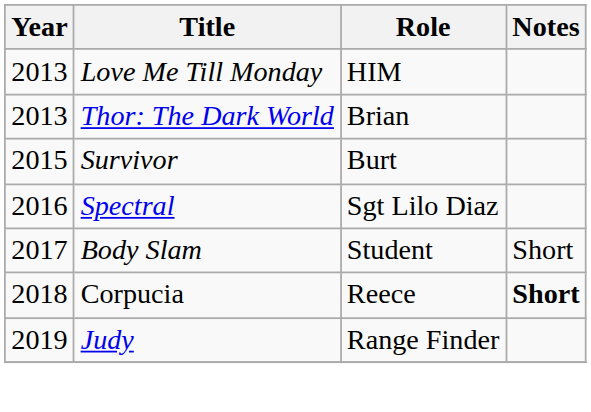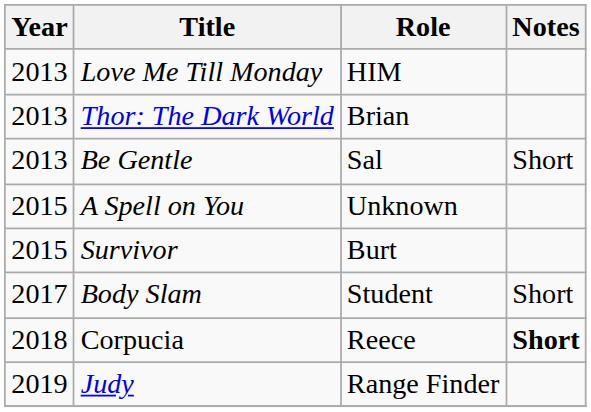+ row: (137, 160)
+ row: (162, 205)
- row: (128, 205)
